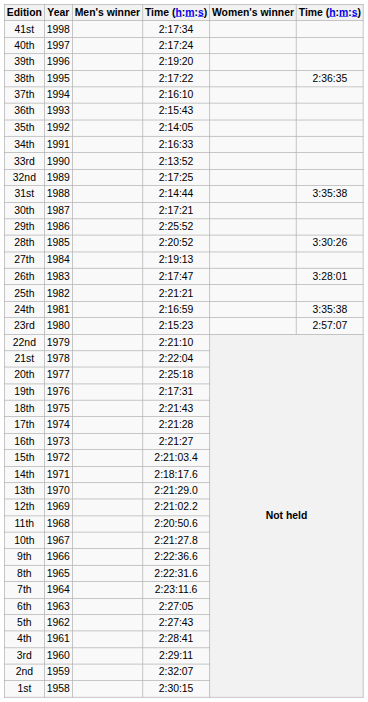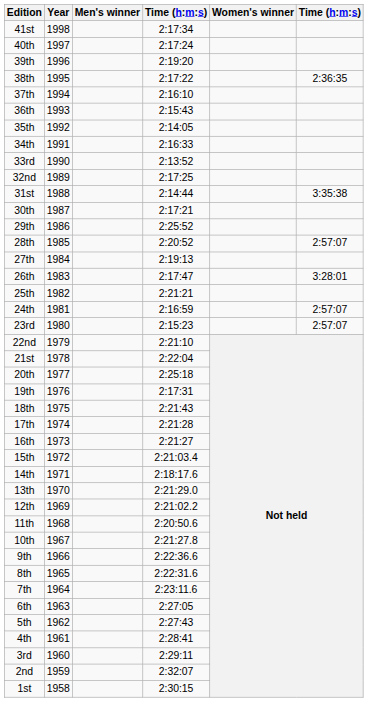(330, 243) 3:30:26 -> (330, 243) 2:57:07
(330, 309) 3:35:38 -> (330, 309) 2:57:07
